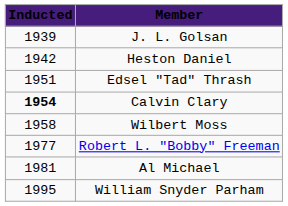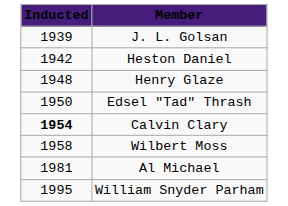+ row: (179, 81)
(40, 81) 1951 -> (56, 103) 1950
- row: (179, 146)
